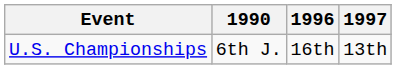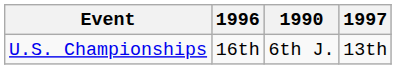columns swapped: (249, 20) <-> (313, 20)
